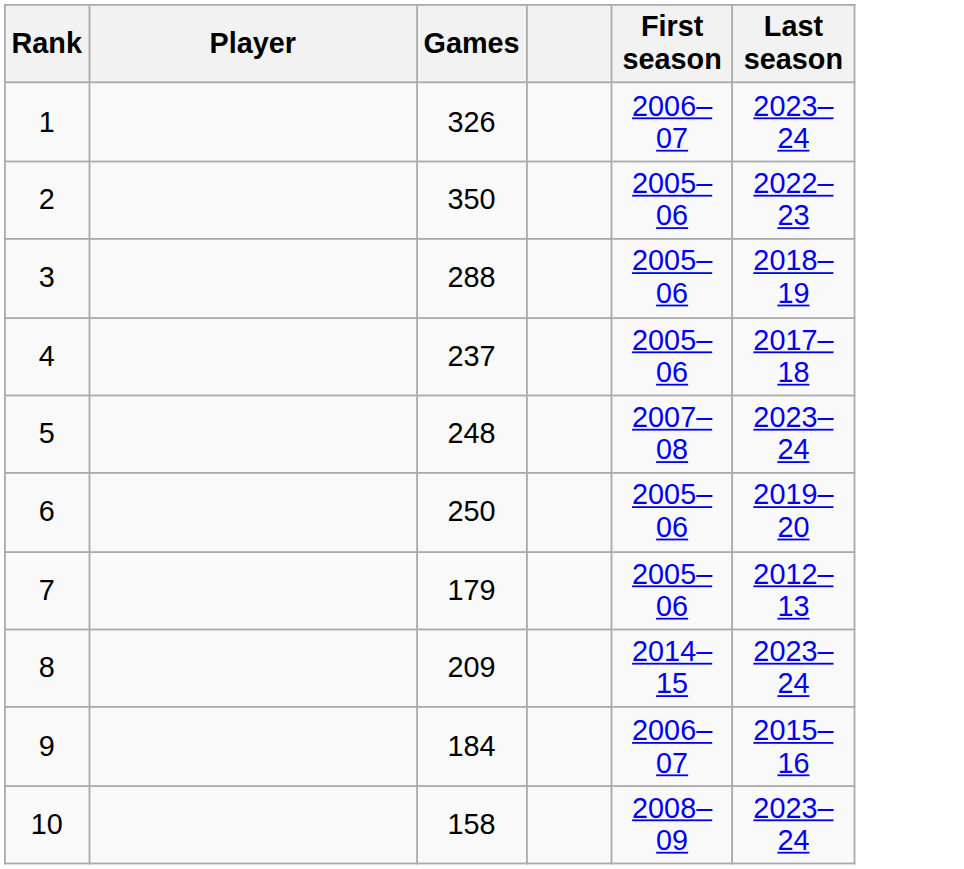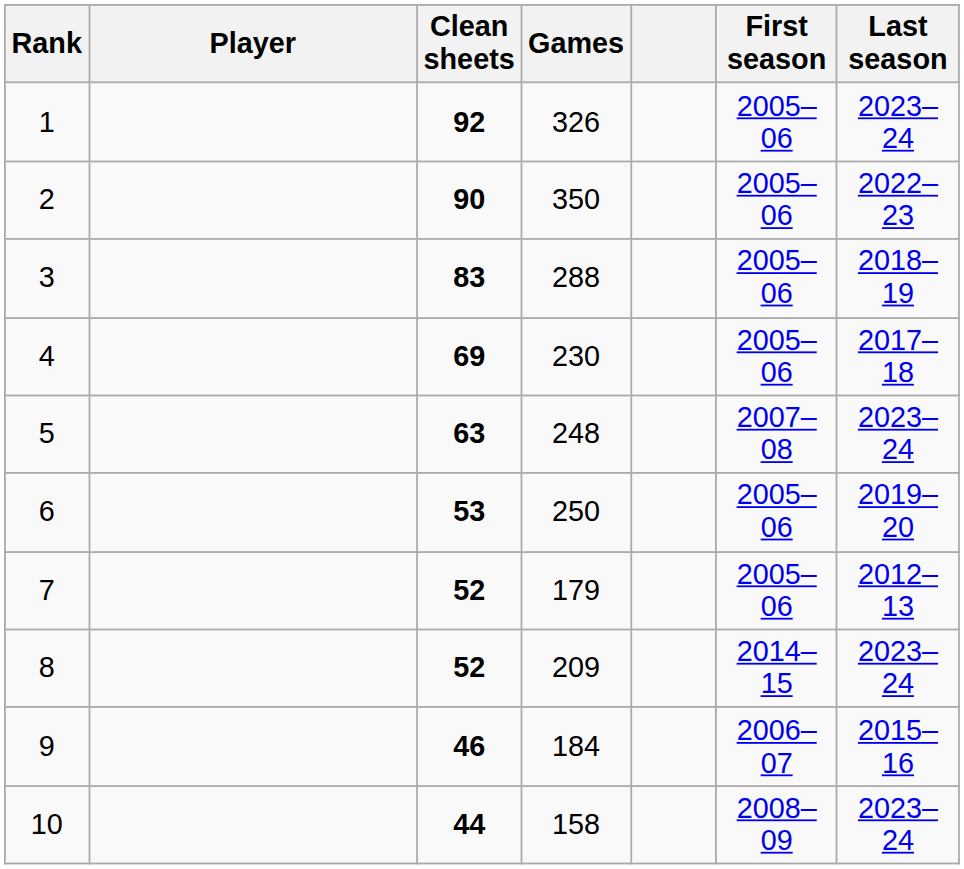+ column: (469, 43)
(672, 121) 2006–07 -> (777, 121) 2005–06
(472, 355) 237 -> (576, 355) 230
